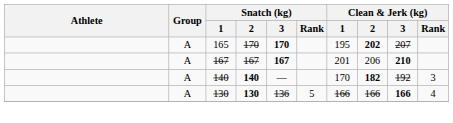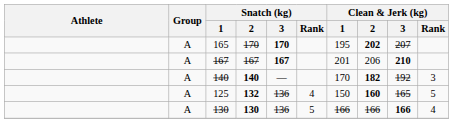+ row: (221, 93)
